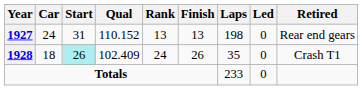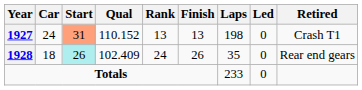(79, 34) no background -> (79, 34) lightsalmon background
(317, 34) Rear end gears -> (317, 34) Crash T1
(317, 54) Crash T1 -> (317, 54) Rear end gears
